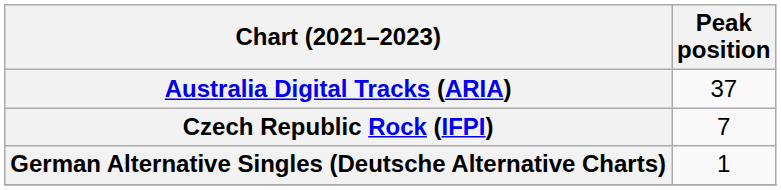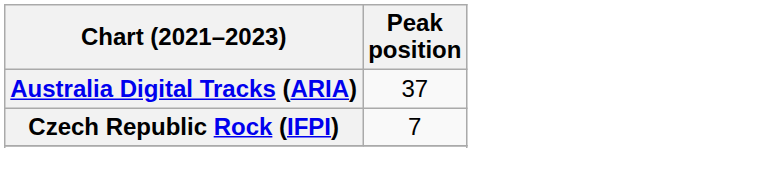- row: (338, 164)
